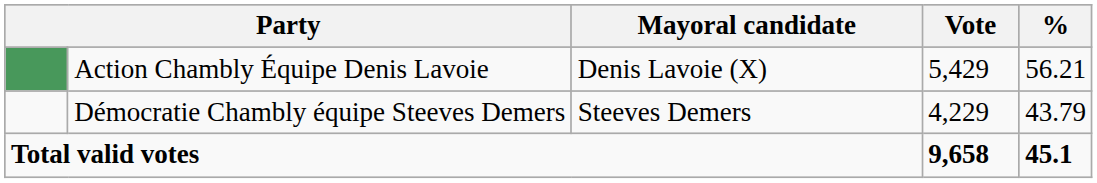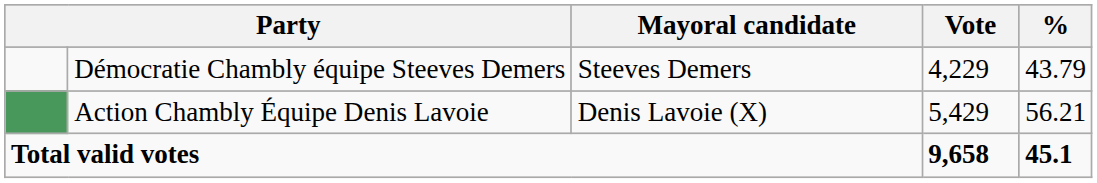rows swapped: (282, 68) <-> (320, 111)
